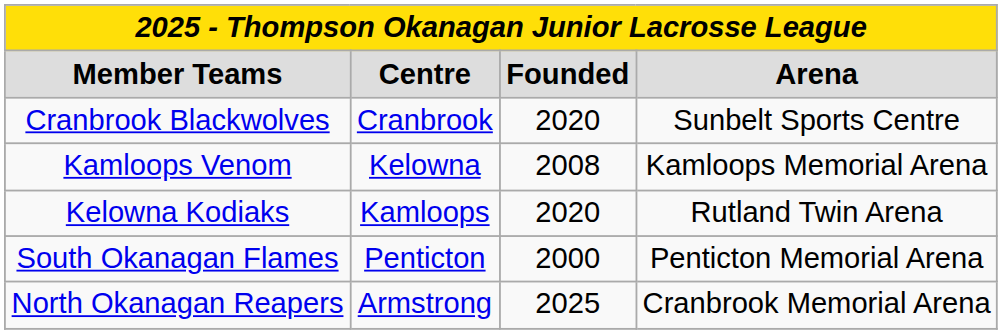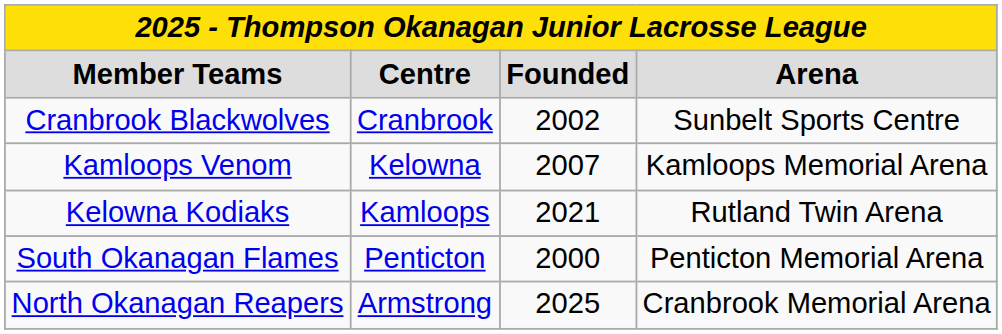(568, 119) 2020 -> (568, 119) 2002
(568, 166) 2008 -> (568, 166) 2007
(568, 212) 2020 -> (568, 212) 2021
